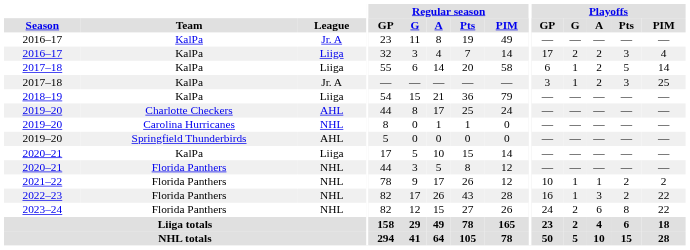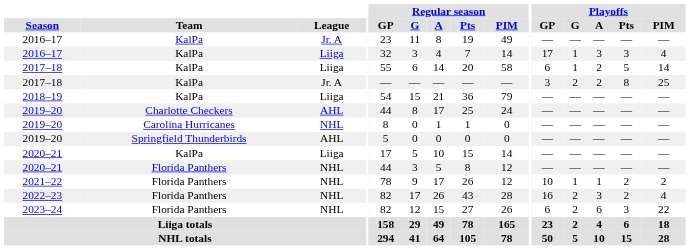(575, 53) 2 -> (575, 53) 1
(599, 53) 2 -> (599, 53) 3
(575, 82) 1 -> (575, 82) 2
(626, 82) 3 -> (626, 82) 8
(575, 195) 1 -> (575, 195) 2
(664, 195) 22 -> (664, 195) 4
(547, 210) 24 -> (547, 210) 6
(626, 210) 8 -> (626, 210) 3
